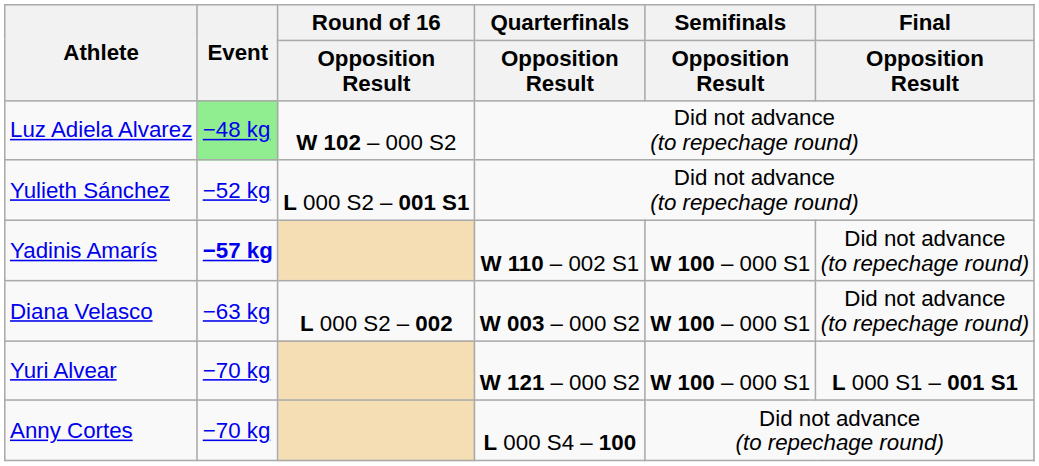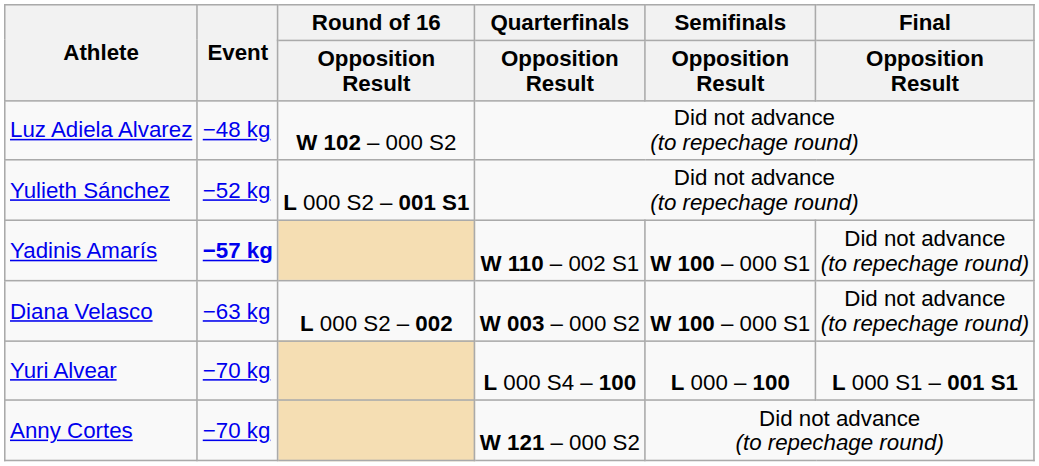(237, 131) lightgreen background -> (237, 131) no background
(560, 383) W 121 – 000 S2 -> (560, 383) L 000 S4 – 100
(730, 383) W 100 – 000 S1 -> (730, 383) L 000 – 100
(560, 443) L 000 S4 – 100 -> (560, 443) W 121 – 000 S2
